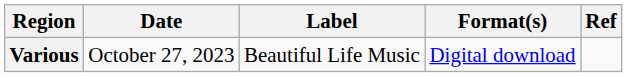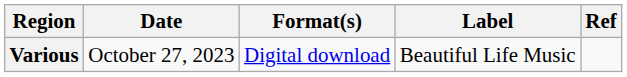columns swapped: (503, 21) <-> (332, 21)
